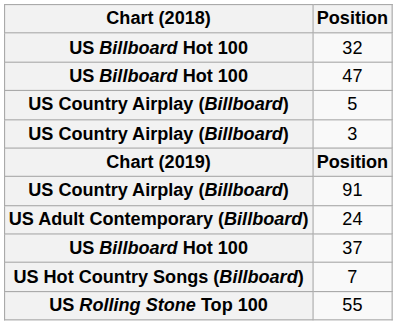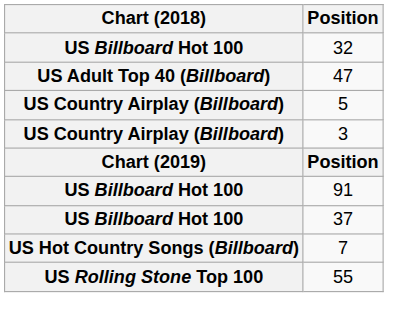(159, 76) US Billboard Hot 100 -> (154, 76) US Adult Top 40 (Billboard)
(159, 190) US Country Airplay (Billboard) -> (154, 190) US Billboard Hot 100
- row: (352, 219)
